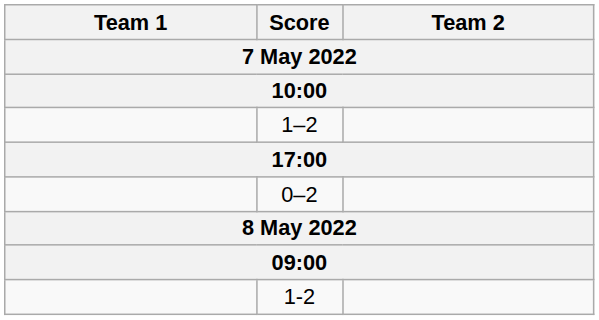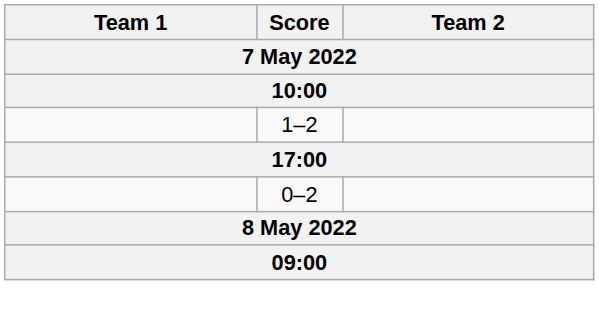- row: (299, 297)
